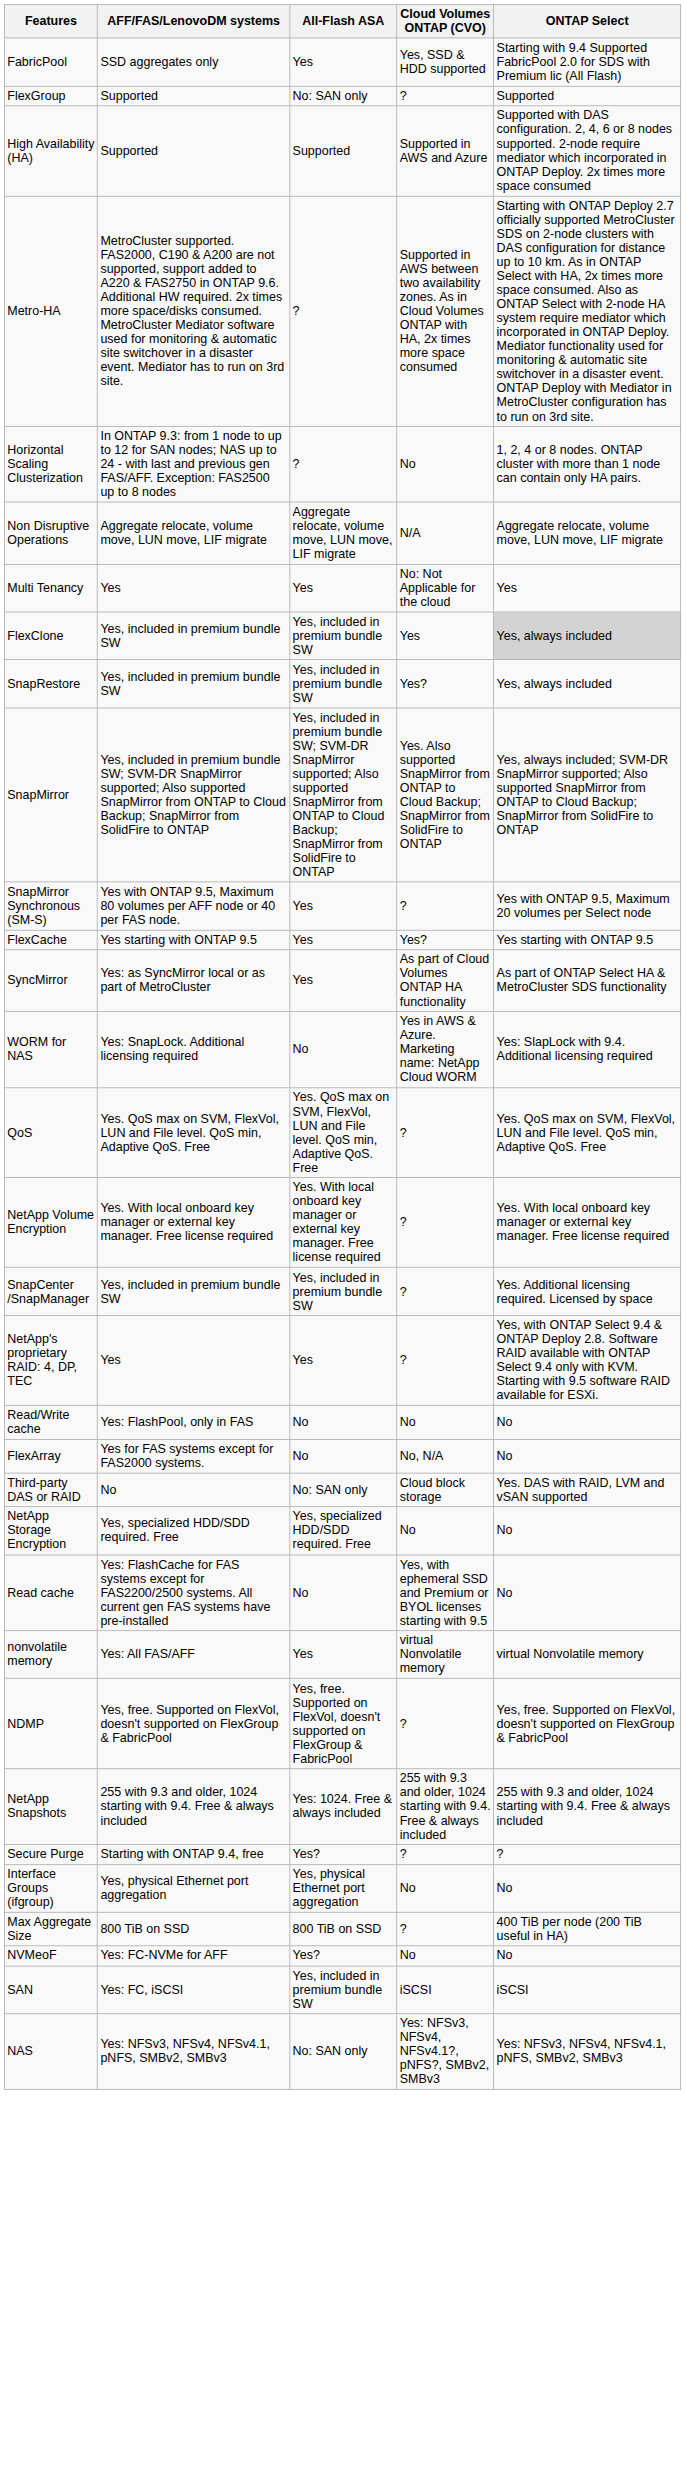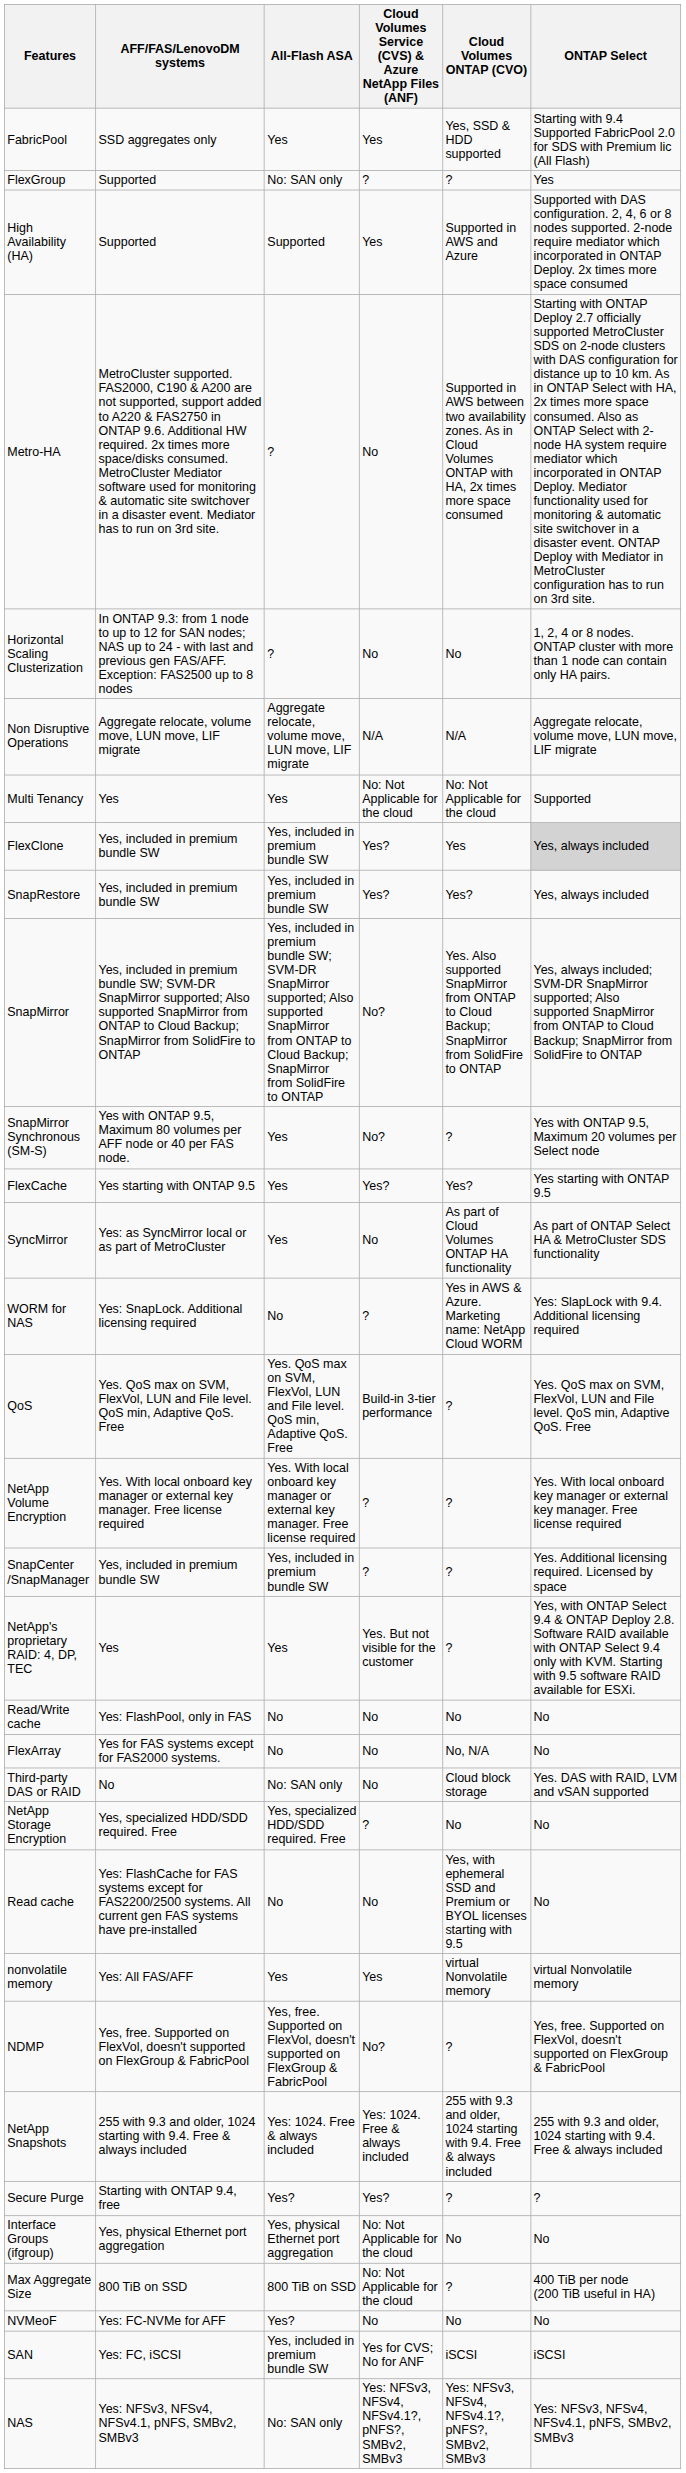+ column: (401, 56)
(525, 96) Supported -> (544, 180) Yes
(507, 588) Yes -> (562, 798) Supported
